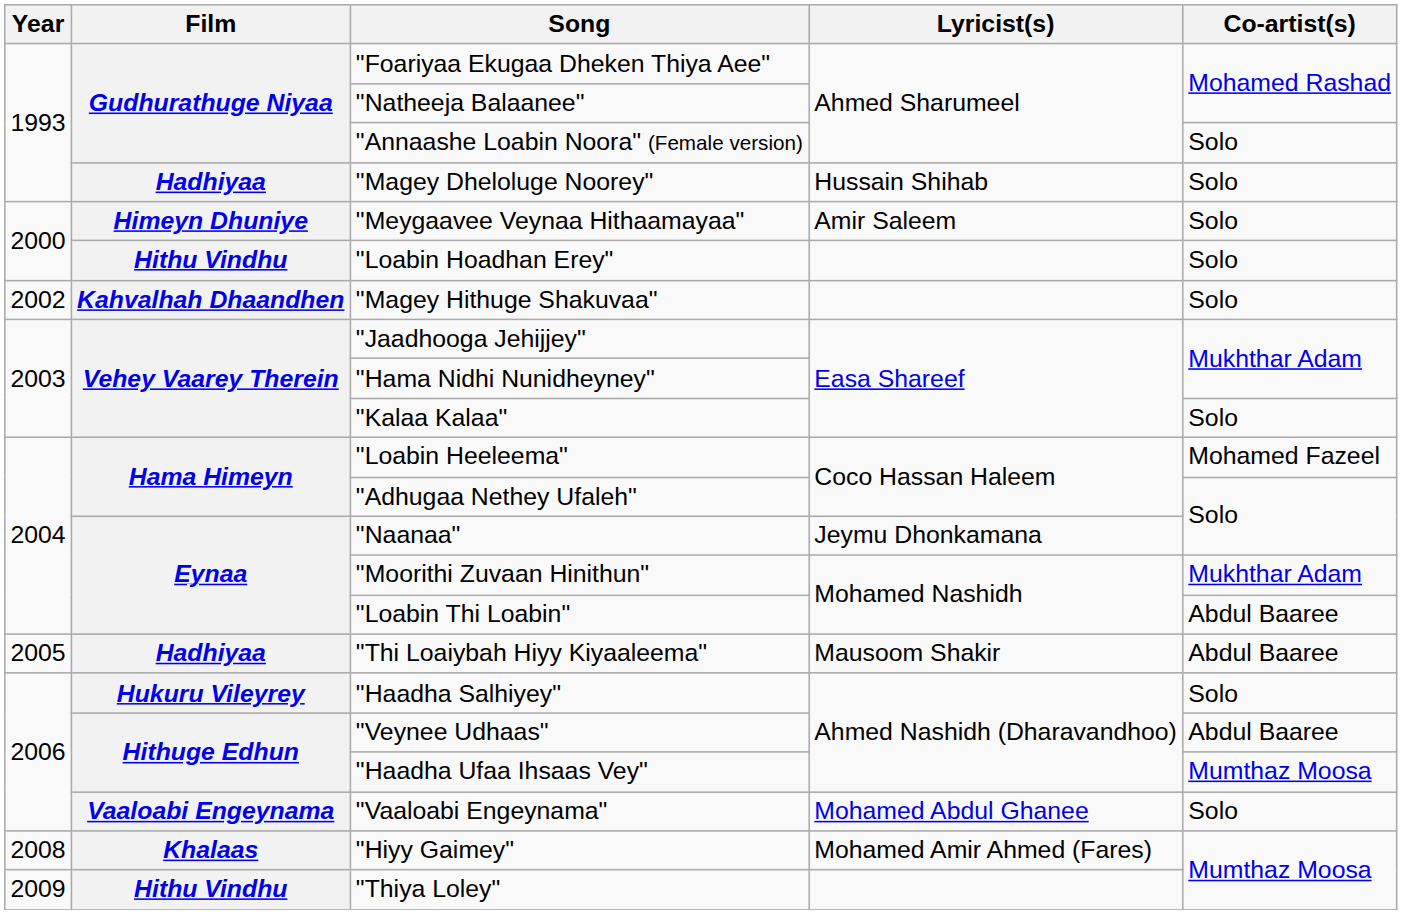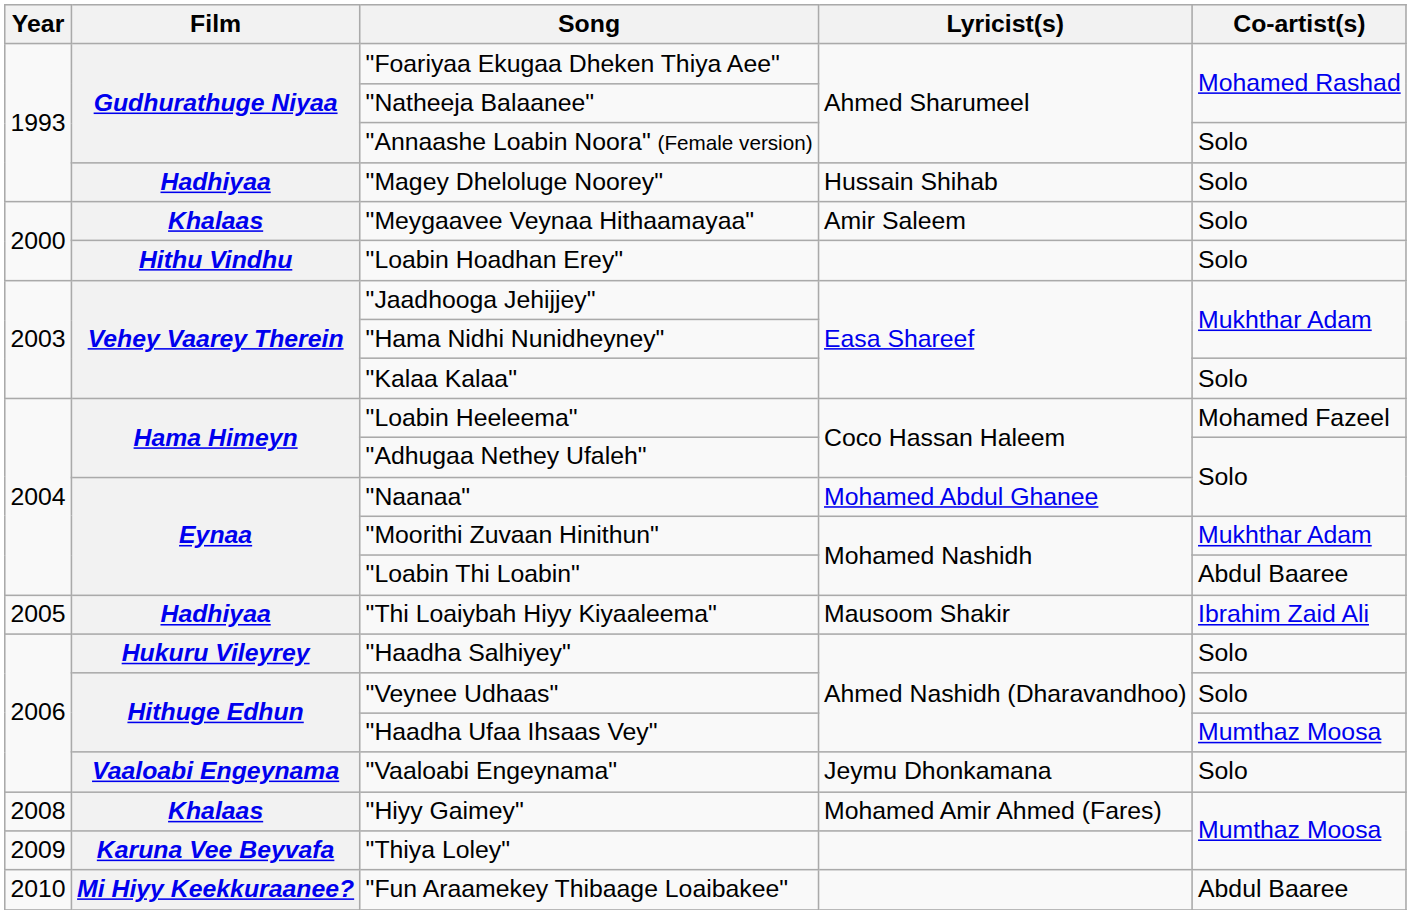(211, 220) Himeyn Dhuniye -> (216, 220) Khalaas
- row: (507, 299)
(928, 535) Jeymu Dhonkamana -> (961, 496) Mohamed Abdul Ghanee
(1263, 653) Abdul Baaree -> (1283, 614) Ibrahim Zaid Ali
(1263, 732) Abdul Baaree -> (1223, 692) Solo
(951, 810) Mohamed Abdul Ghanee -> (938, 771) Jeymu Dhonkamana
(211, 889) Hithu Vindhu -> (216, 850) Karuna Vee Beyvafa
+ row: (577, 889)
